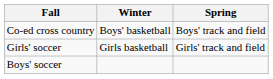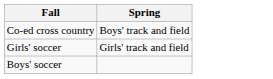- column: (135, 13)
